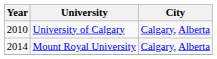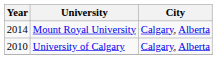rows swapped: (79, 29) <-> (84, 46)
